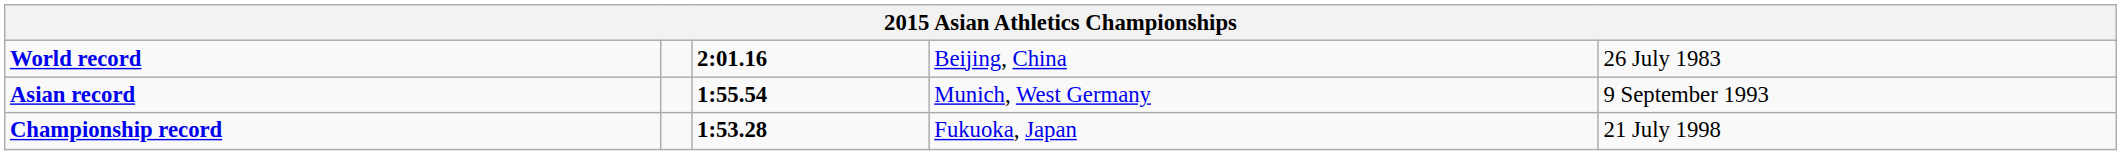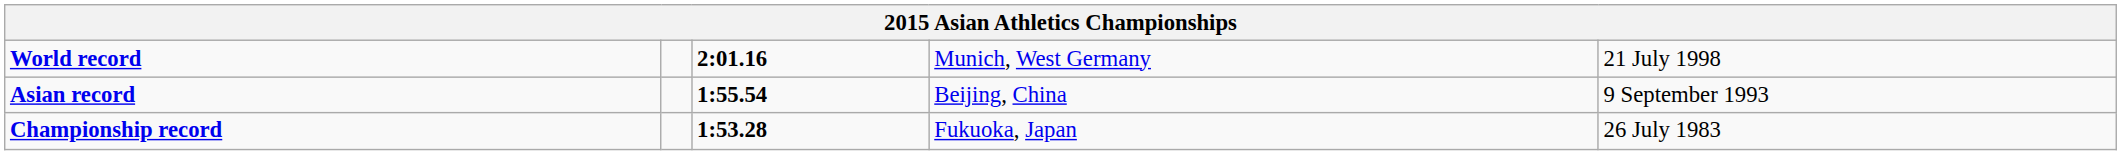(1001, 58) Beijing, China -> (1043, 58) Munich, West Germany
(1662, 58) 26 July 1983 -> (1662, 58) 21 July 1998
(1043, 94) Munich, West Germany -> (1001, 94) Beijing, China
(1662, 130) 21 July 1998 -> (1662, 130) 26 July 1983
